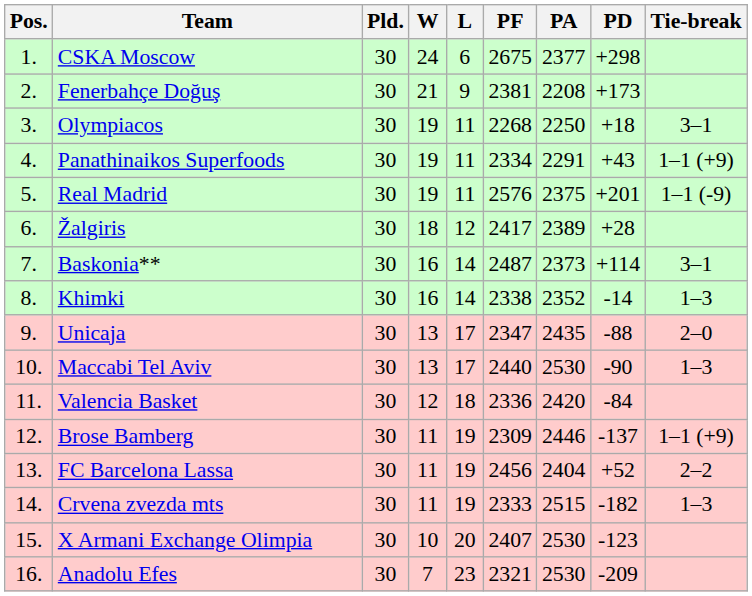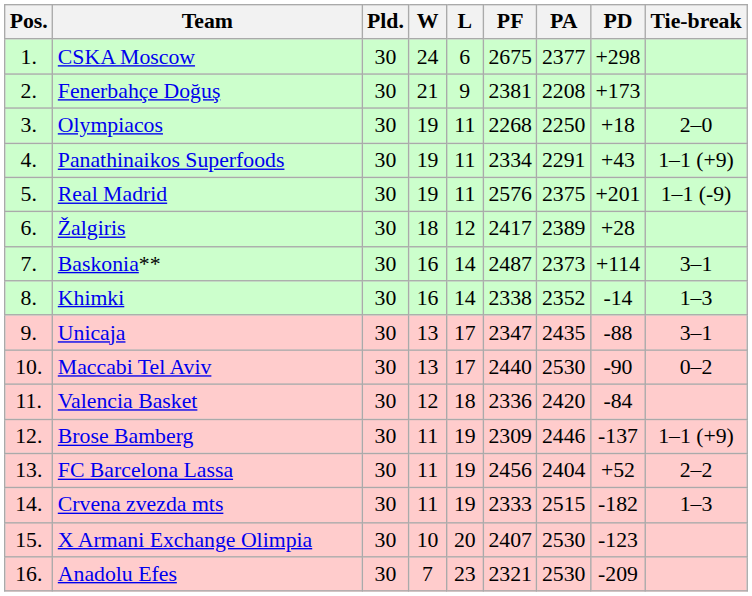(696, 125) 3–1 -> (696, 125) 2–0
(696, 332) 2–0 -> (696, 332) 3–1
(696, 366) 1–3 -> (696, 366) 0–2
